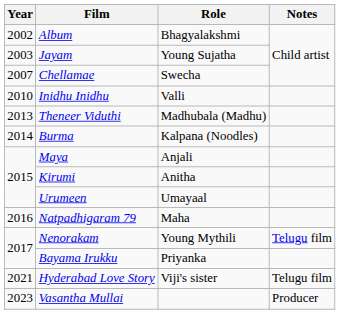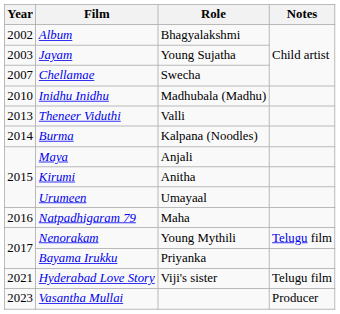(173, 95) Valli -> (213, 95) Madhubala (Madhu)
(213, 116) Madhubala (Madhu) -> (173, 116) Valli
